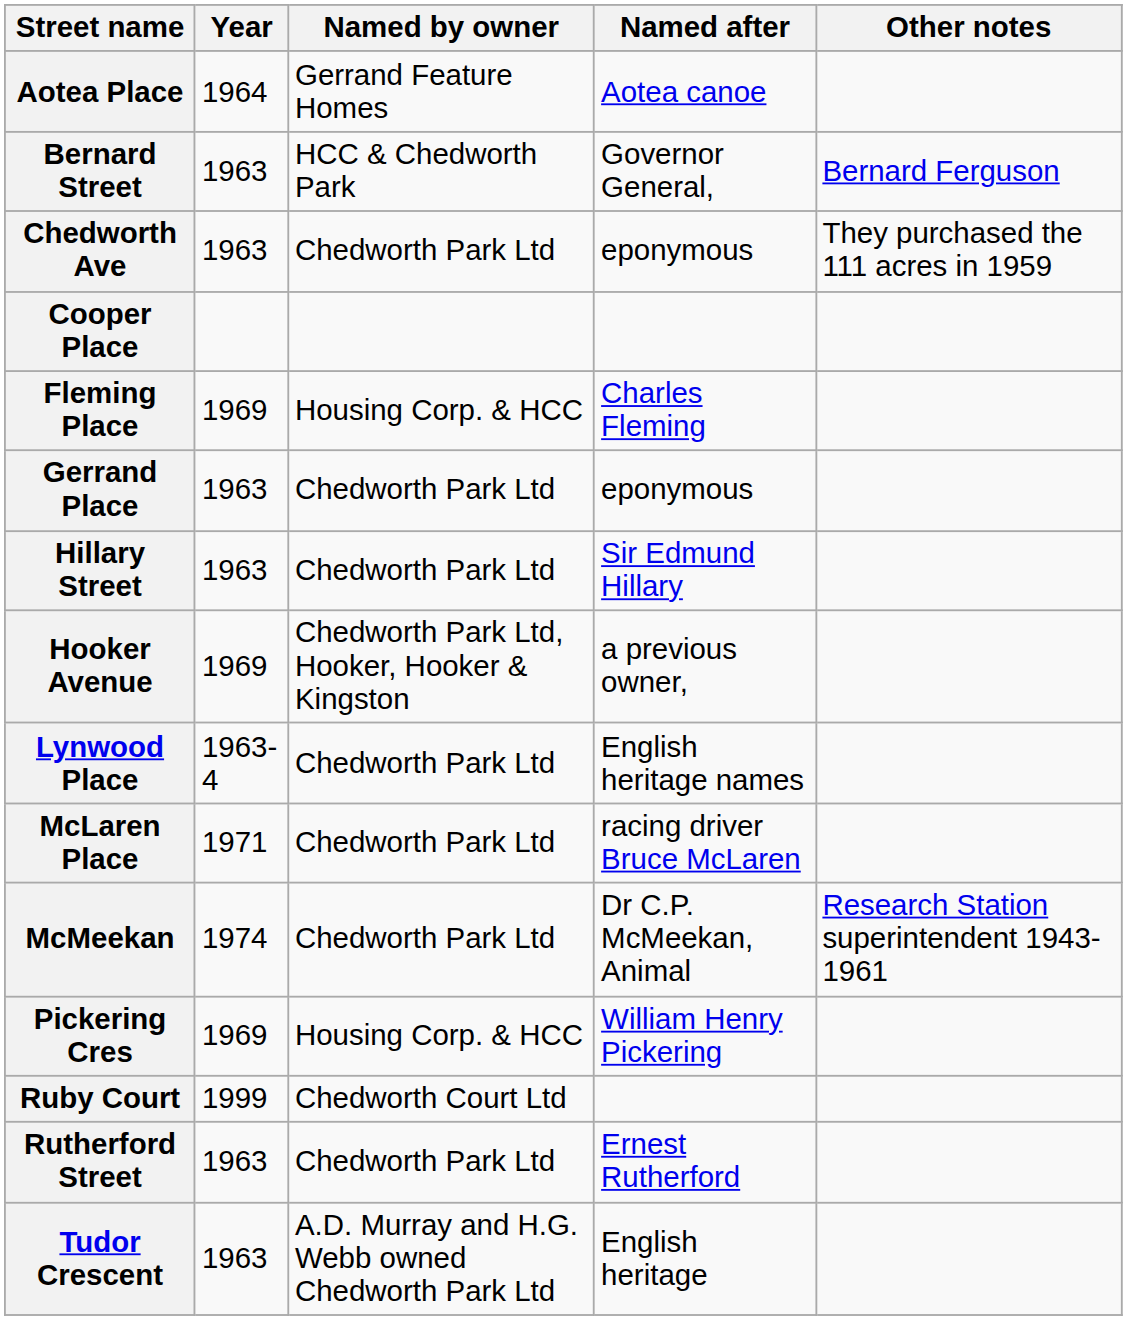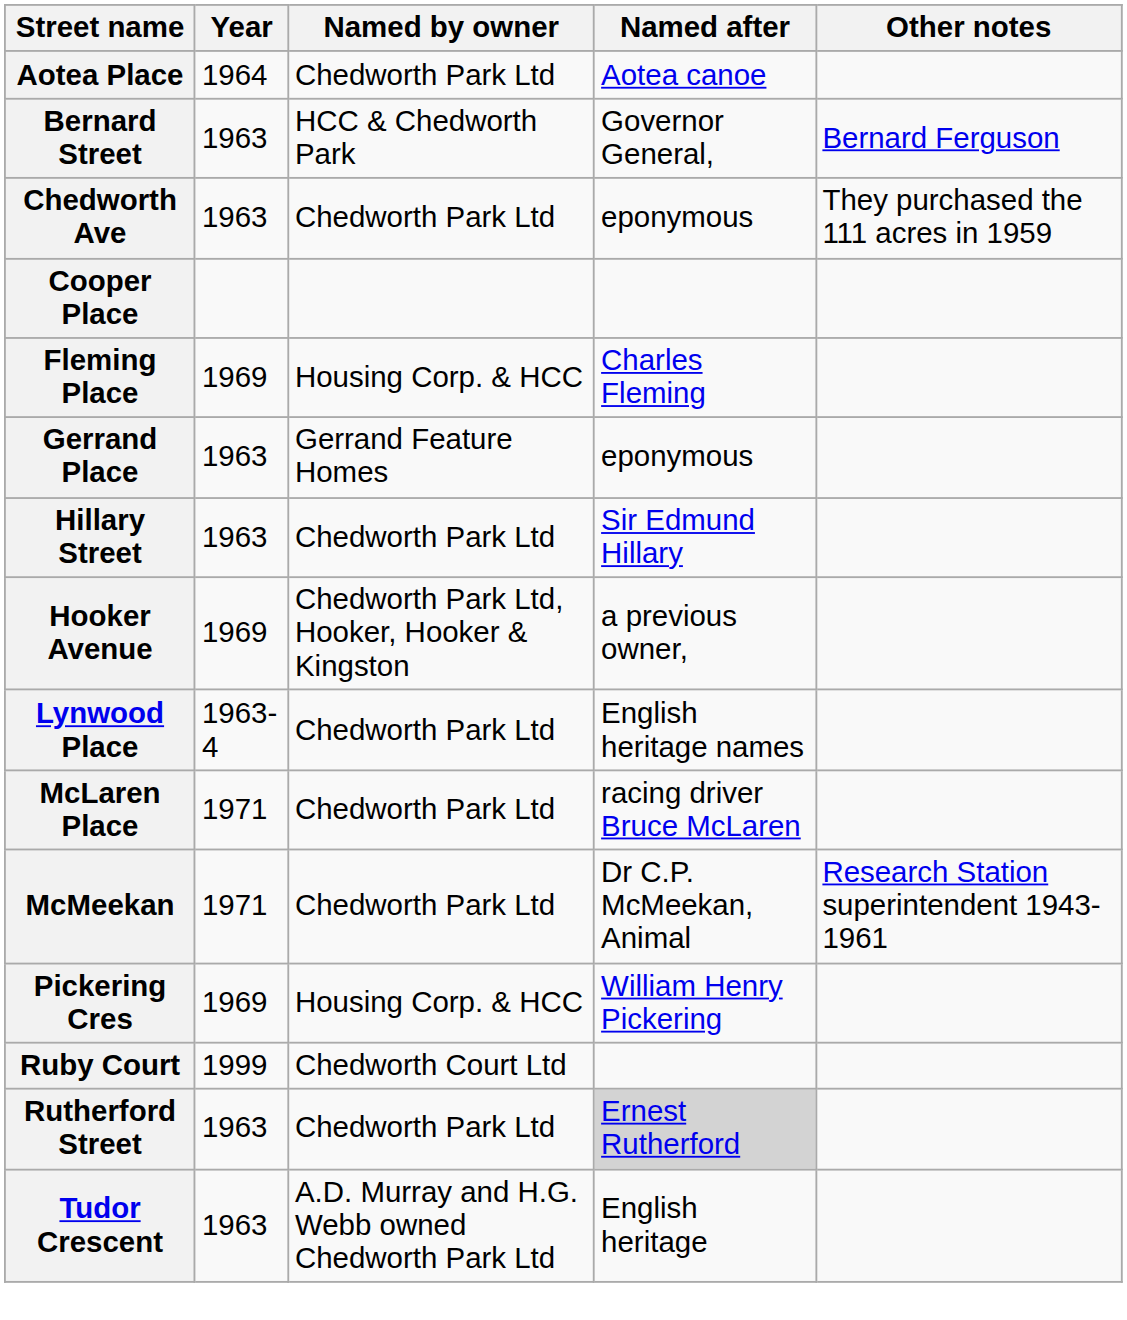(404, 91) Gerrand Feature Homes -> (425, 74) Chedworth Park Ltd
(425, 490) Chedworth Park Ltd -> (404, 457) Gerrand Feature Homes
(235, 938) 1974 -> (235, 905) 1971
(671, 1161) no background -> (671, 1128) lightgrey background
